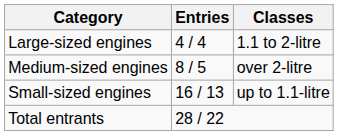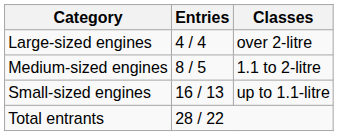(279, 43) 1.1 to 2-litre -> (274, 43) over 2-litre
(274, 68) over 2-litre -> (279, 68) 1.1 to 2-litre
